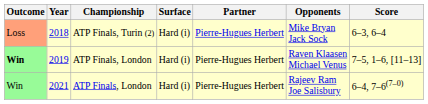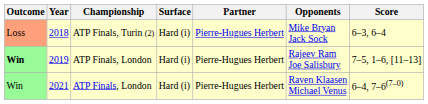(318, 59) Raven Klaasen Michael Venus -> (315, 59) Rajeev Ram Joe Salisbury
(315, 86) Rajeev Ram Joe Salisbury -> (318, 86) Raven Klaasen Michael Venus
